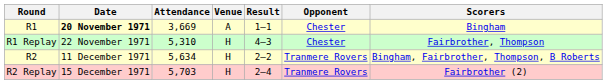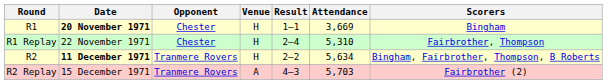columns swapped: (326, 12) <-> (182, 12)
(228, 27) A -> (256, 27) H
(263, 42) 4–3 -> (291, 42) 2–4
(105, 57) normal -> (105, 57) bold
(228, 72) H -> (256, 72) A
(263, 72) 2–4 -> (291, 72) 4–3
